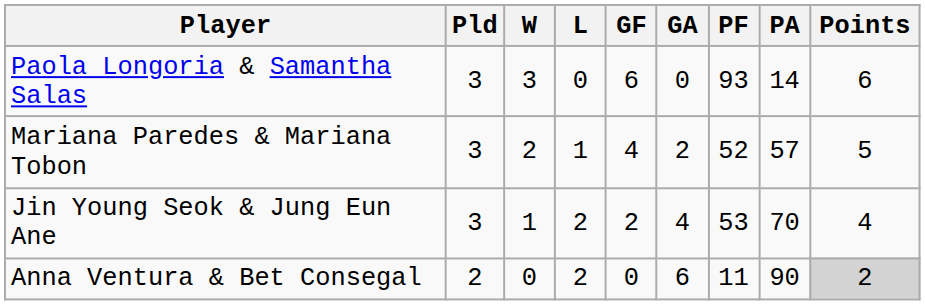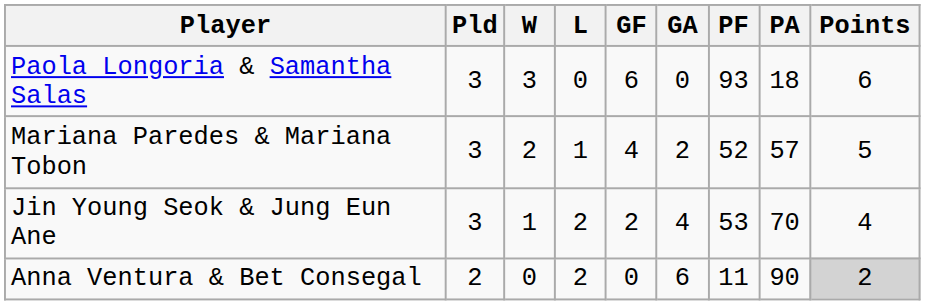(785, 82) 14 -> (785, 82) 18
